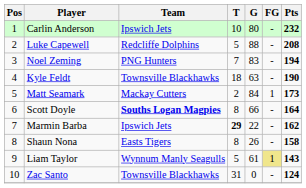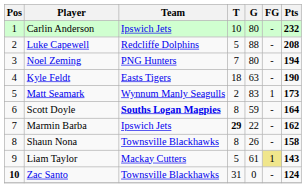(254, 61) 83 -> (254, 61) 80
(170, 77) Townsville Blackhawks -> (146, 77) Easts Tigers
(154, 93) Mackay Cutters -> (173, 93) Wynnum Manly Seagulls
(254, 93) 84 -> (254, 93) 83
(254, 110) 66 -> (254, 110) 59
(146, 142) Easts Tigers -> (170, 142) Townsville Blackhawks
(173, 158) Wynnum Manly Seagulls -> (154, 158) Mackay Cutters
(14, 175) normal -> (14, 175) bold
